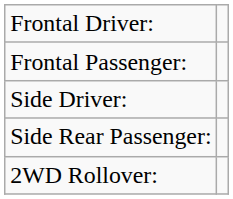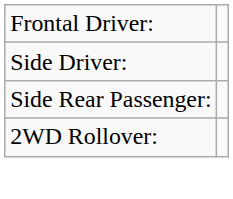- row: (99, 61)
